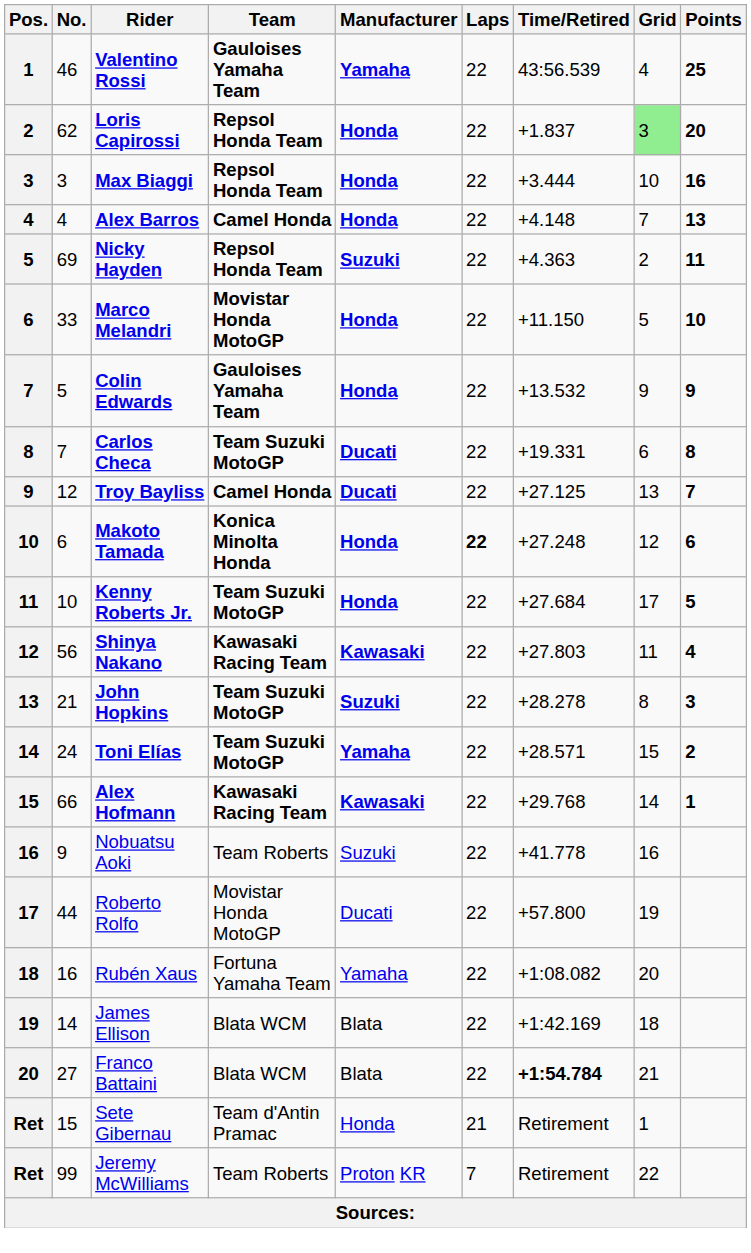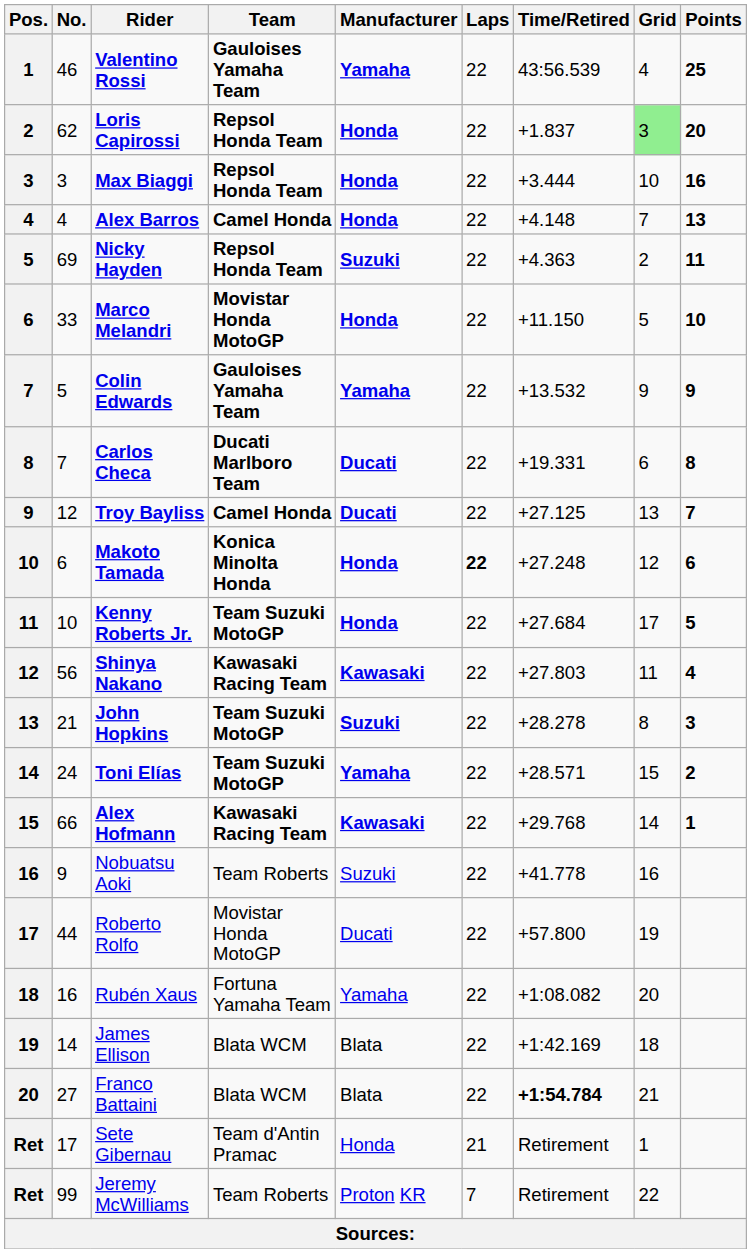(369, 391) Honda -> (375, 391) Yamaha
(269, 451) Team Suzuki MotoGP -> (253, 462) Ducati Marlboro Team
(67, 1123) 15 -> (67, 1144) 17
